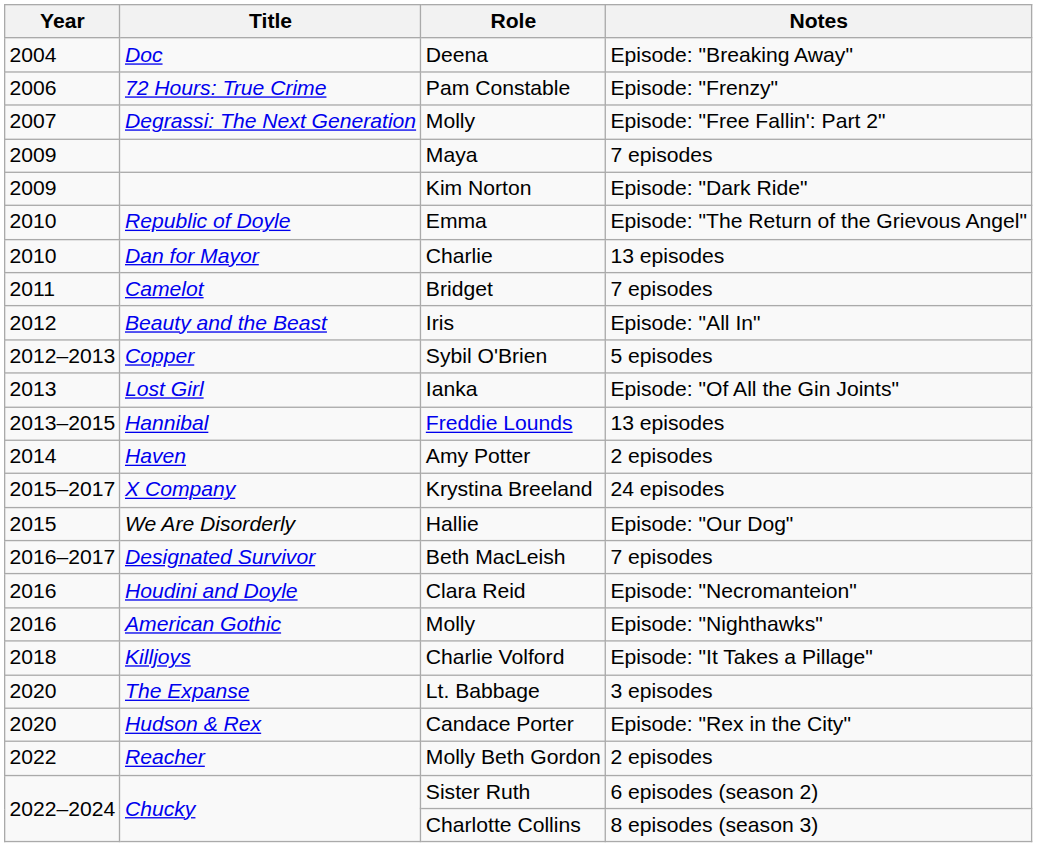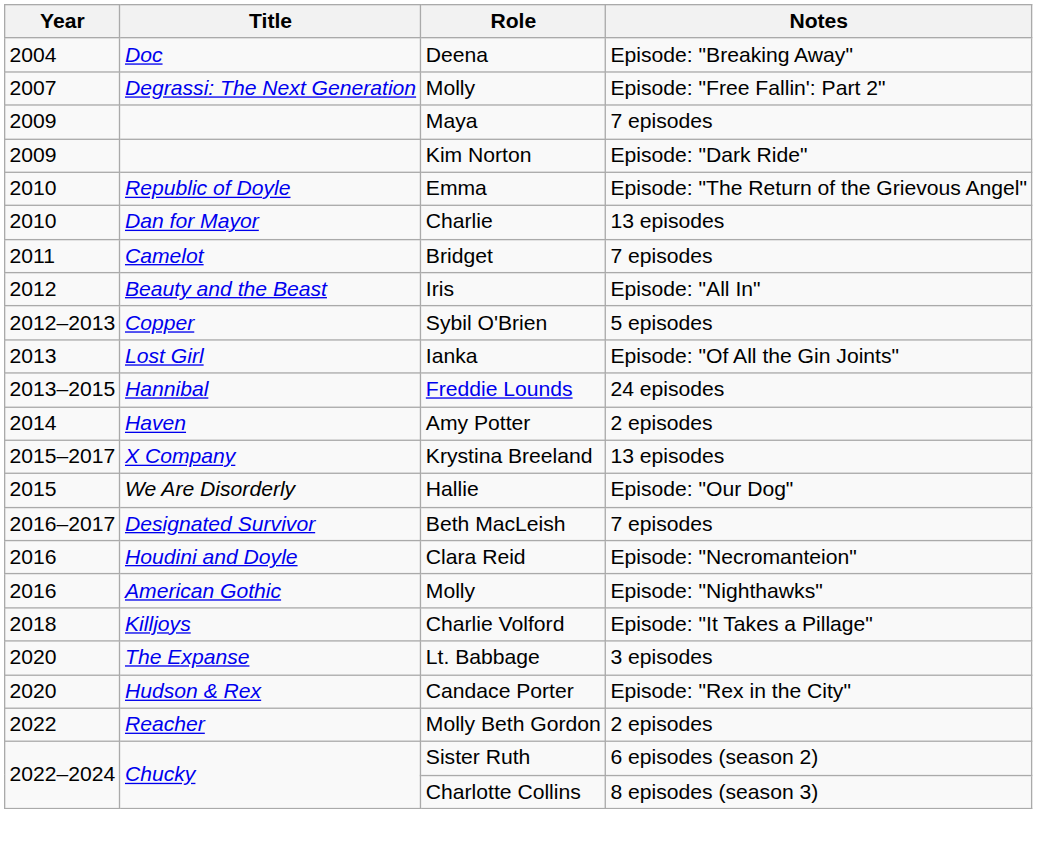- row: (226, 88)
(667, 423) 13 episodes -> (667, 389) 24 episodes
(667, 490) 24 episodes -> (667, 456) 13 episodes
